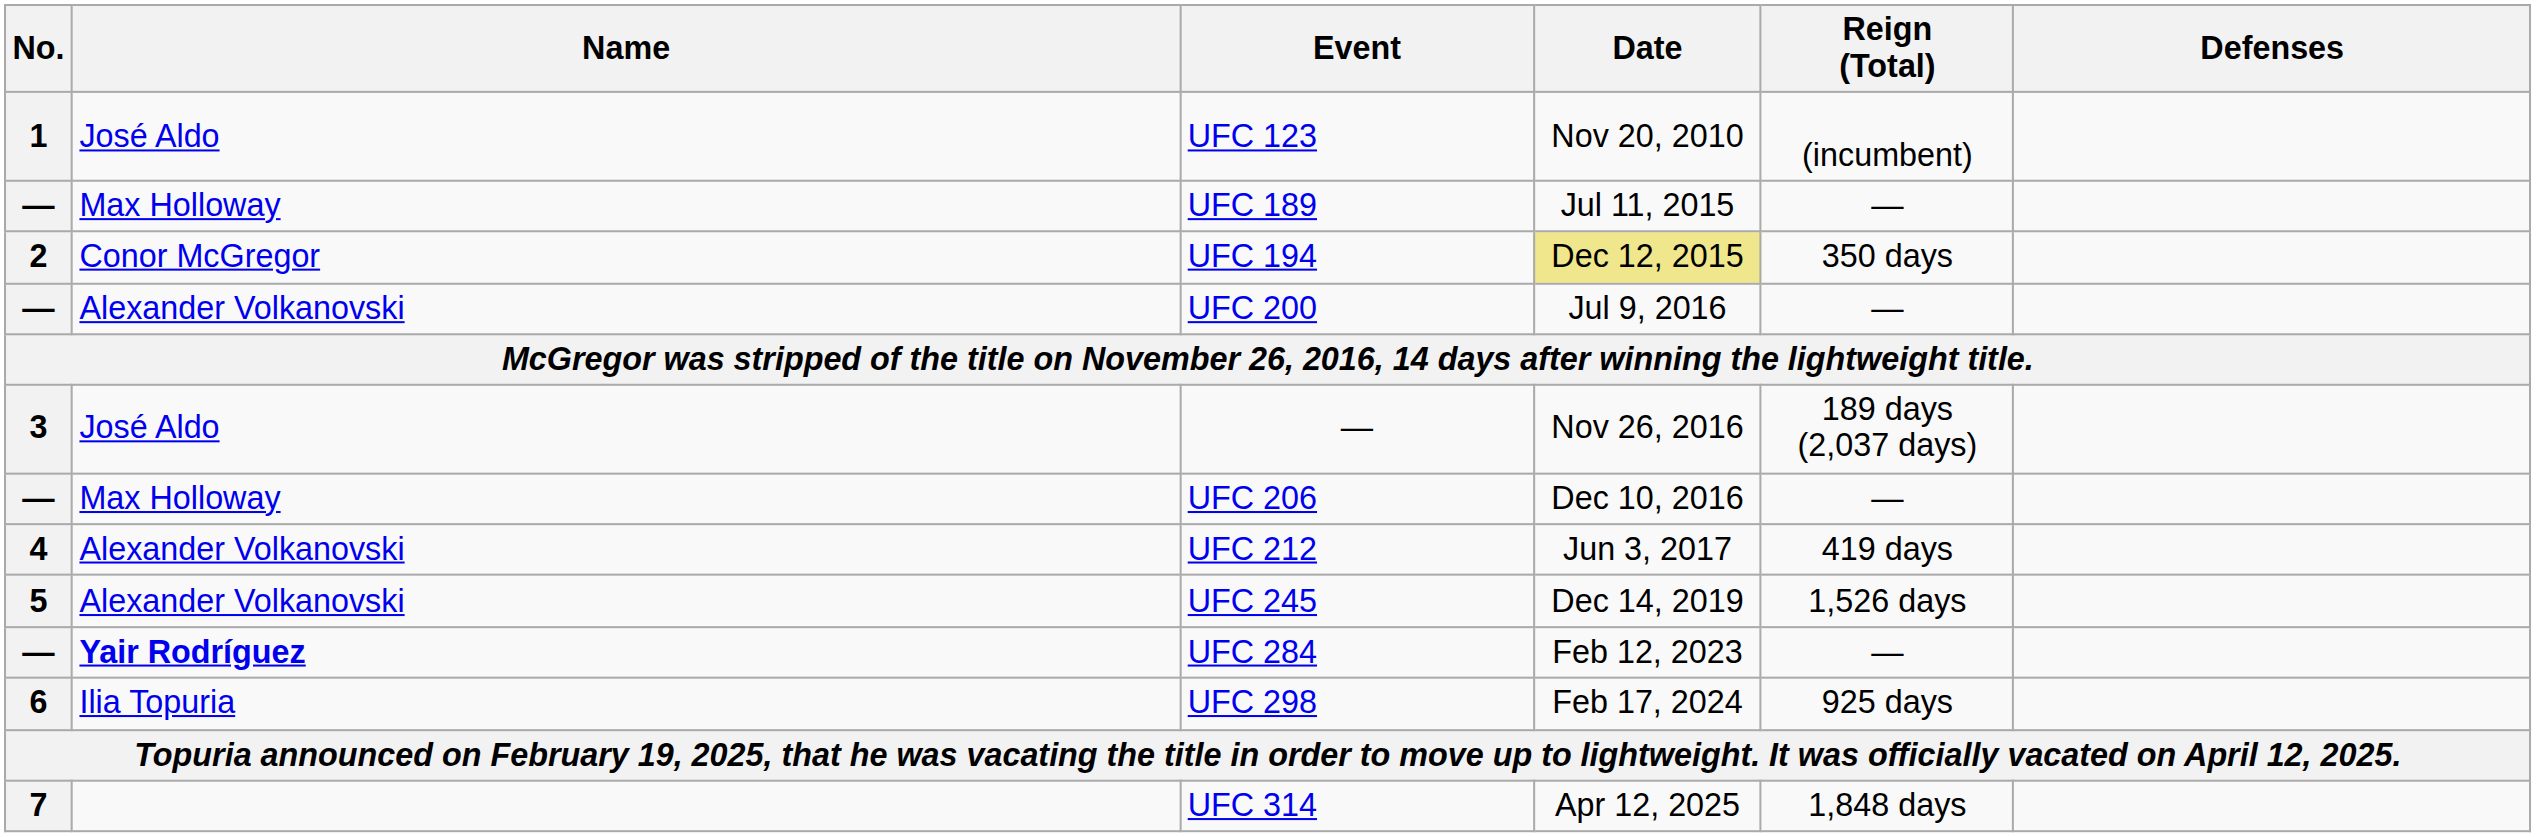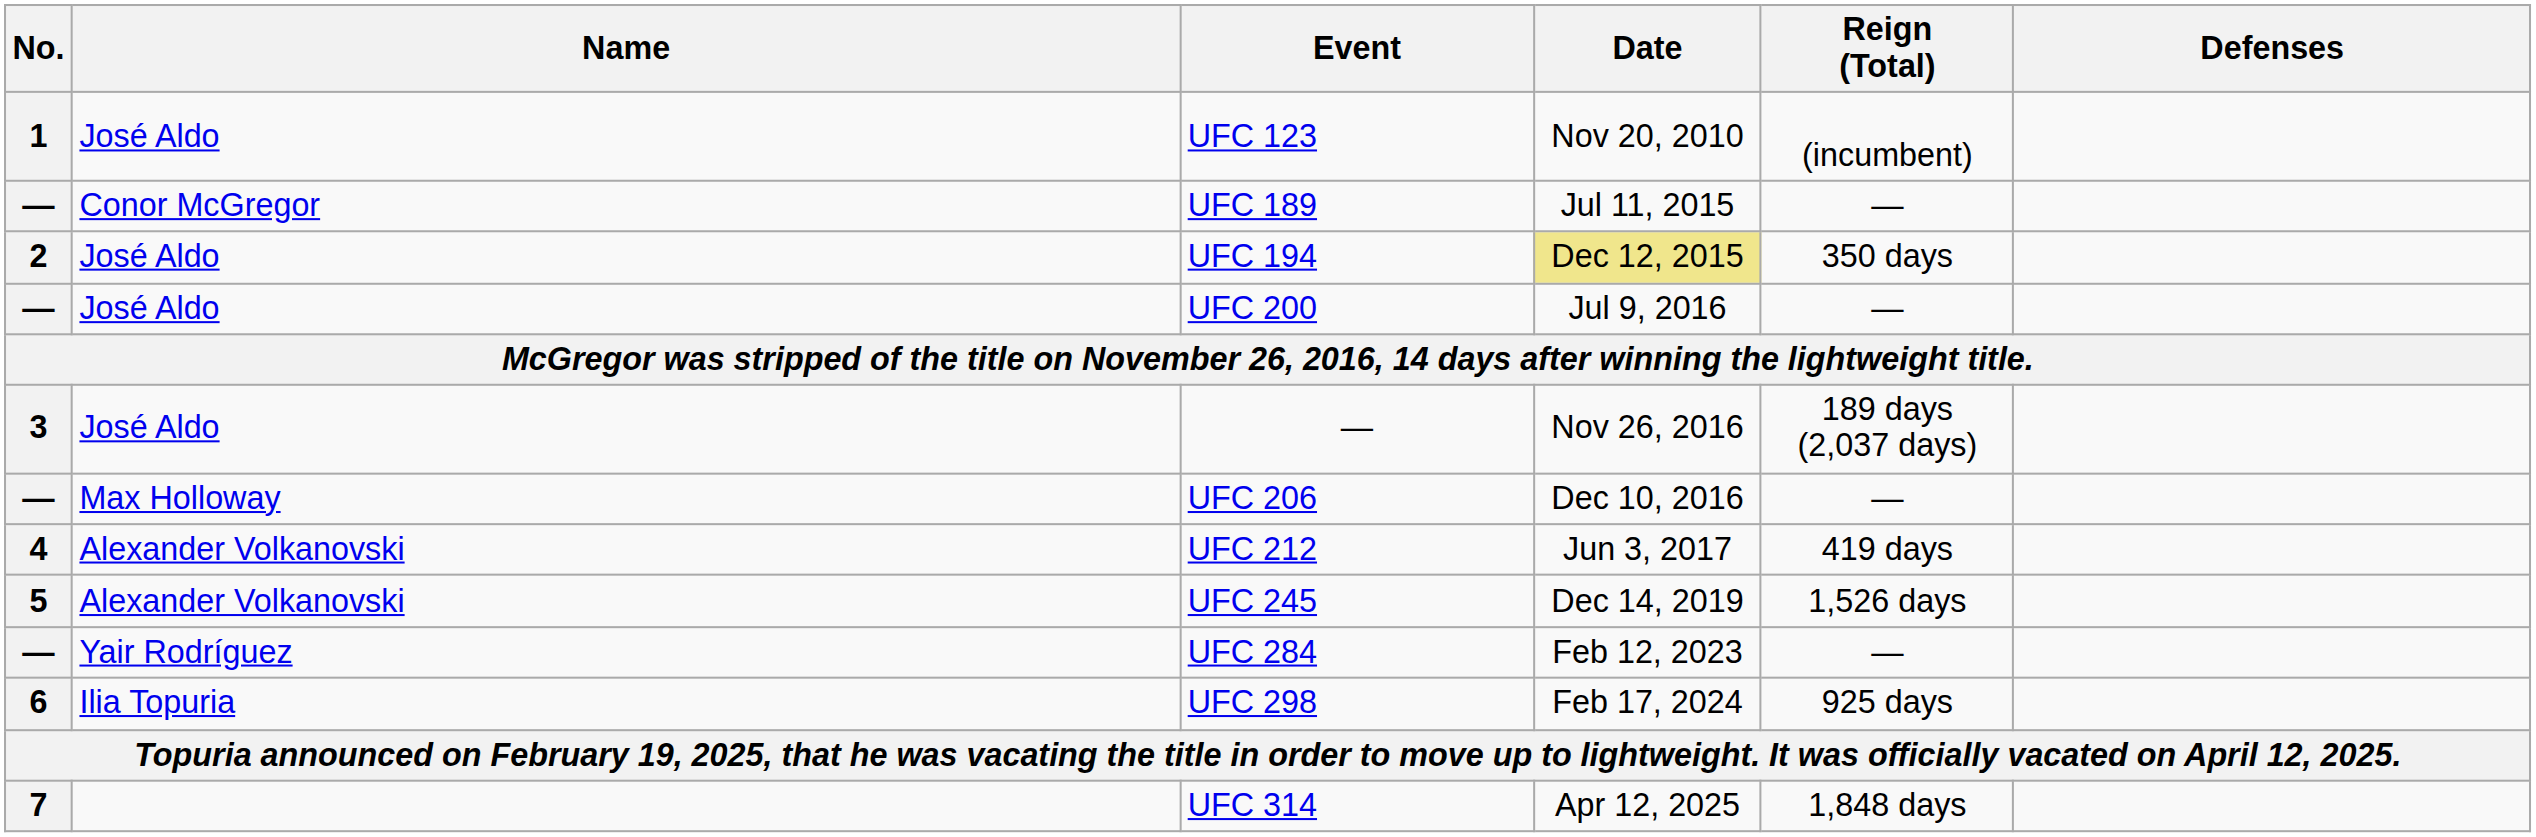(180, 205) Max Holloway -> (200, 205) Conor McGregor
(200, 256) Conor McGregor -> (150, 256) José Aldo
(242, 307) Alexander Volkanovski -> (150, 307) José Aldo
(193, 651) bold -> (186, 651) normal
